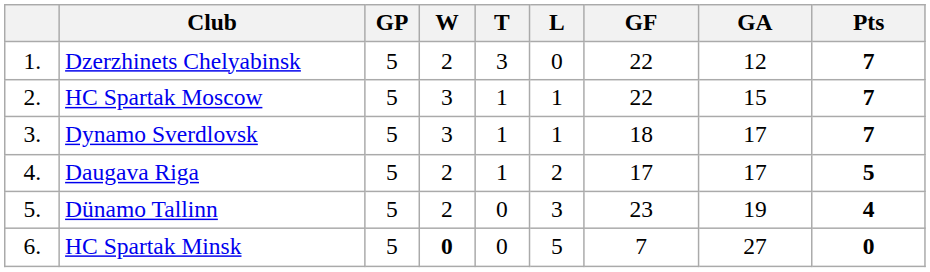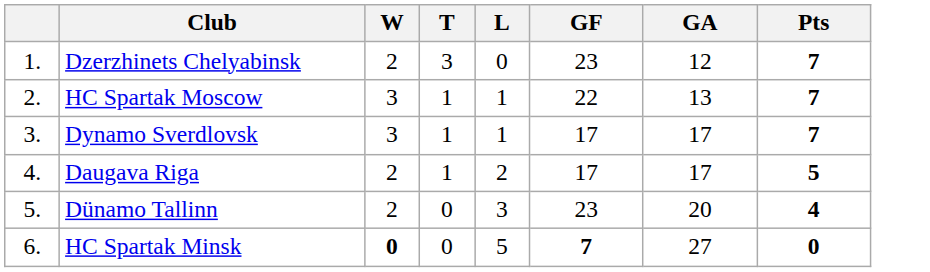- column: (392, 23)
(641, 60) 22 -> (586, 60) 23
(755, 97) 15 -> (700, 97) 13
(641, 135) 18 -> (586, 135) 17
(755, 209) 19 -> (700, 209) 20
(641, 246) normal -> (586, 246) bold
